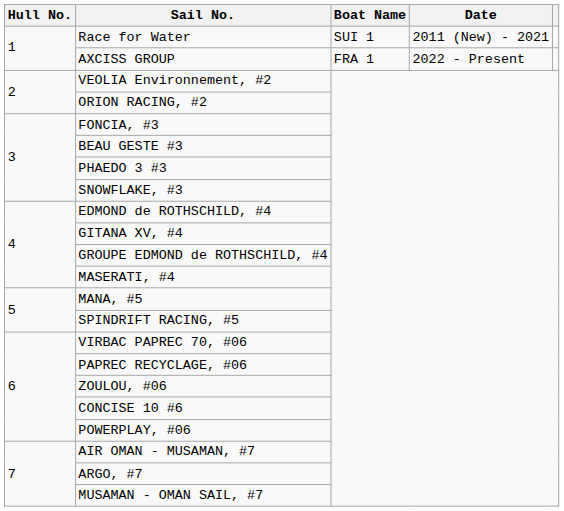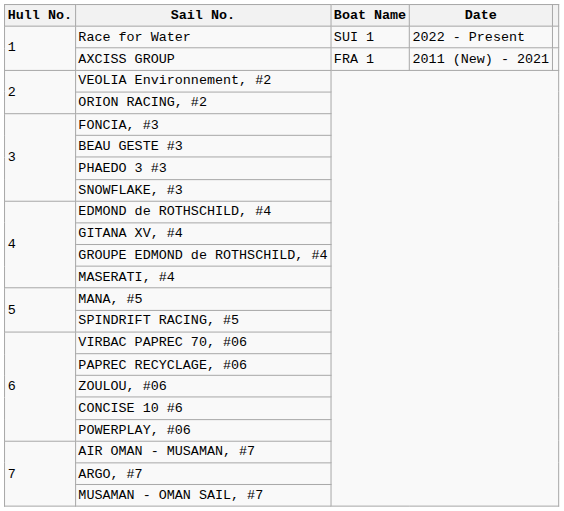(481, 37) 2011 (New) - 2021 -> (469, 37) 2022 - Present
(469, 59) 2022 - Present -> (481, 59) 2011 (New) - 2021
